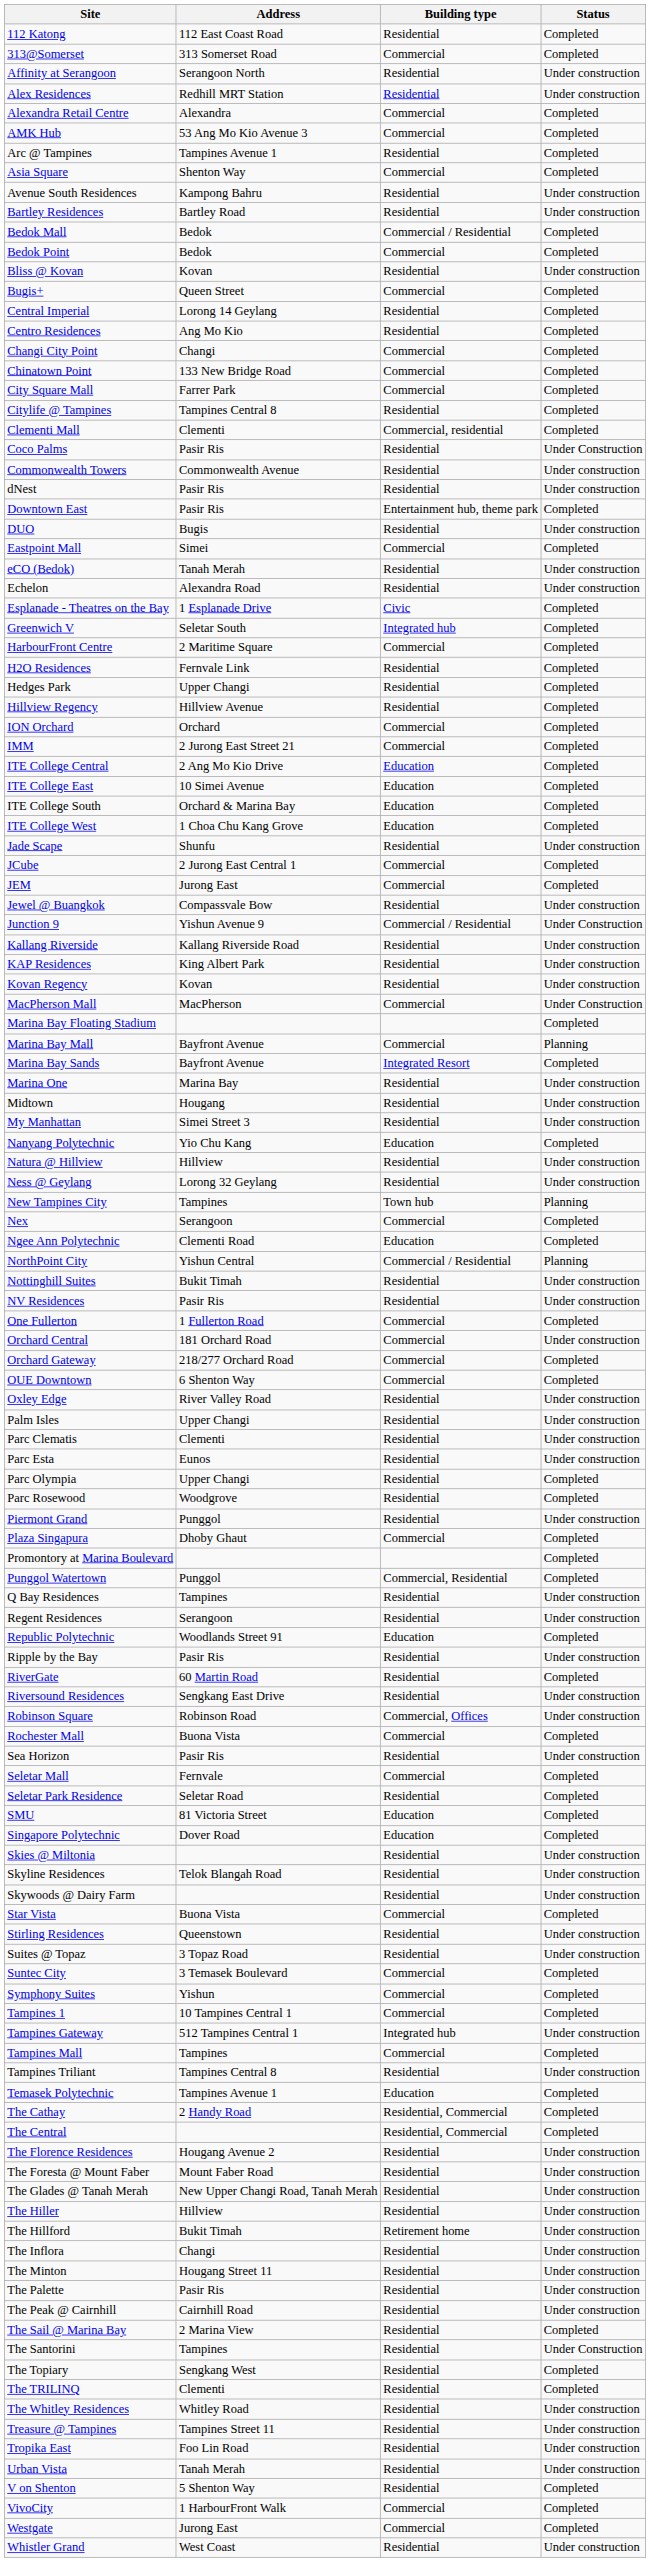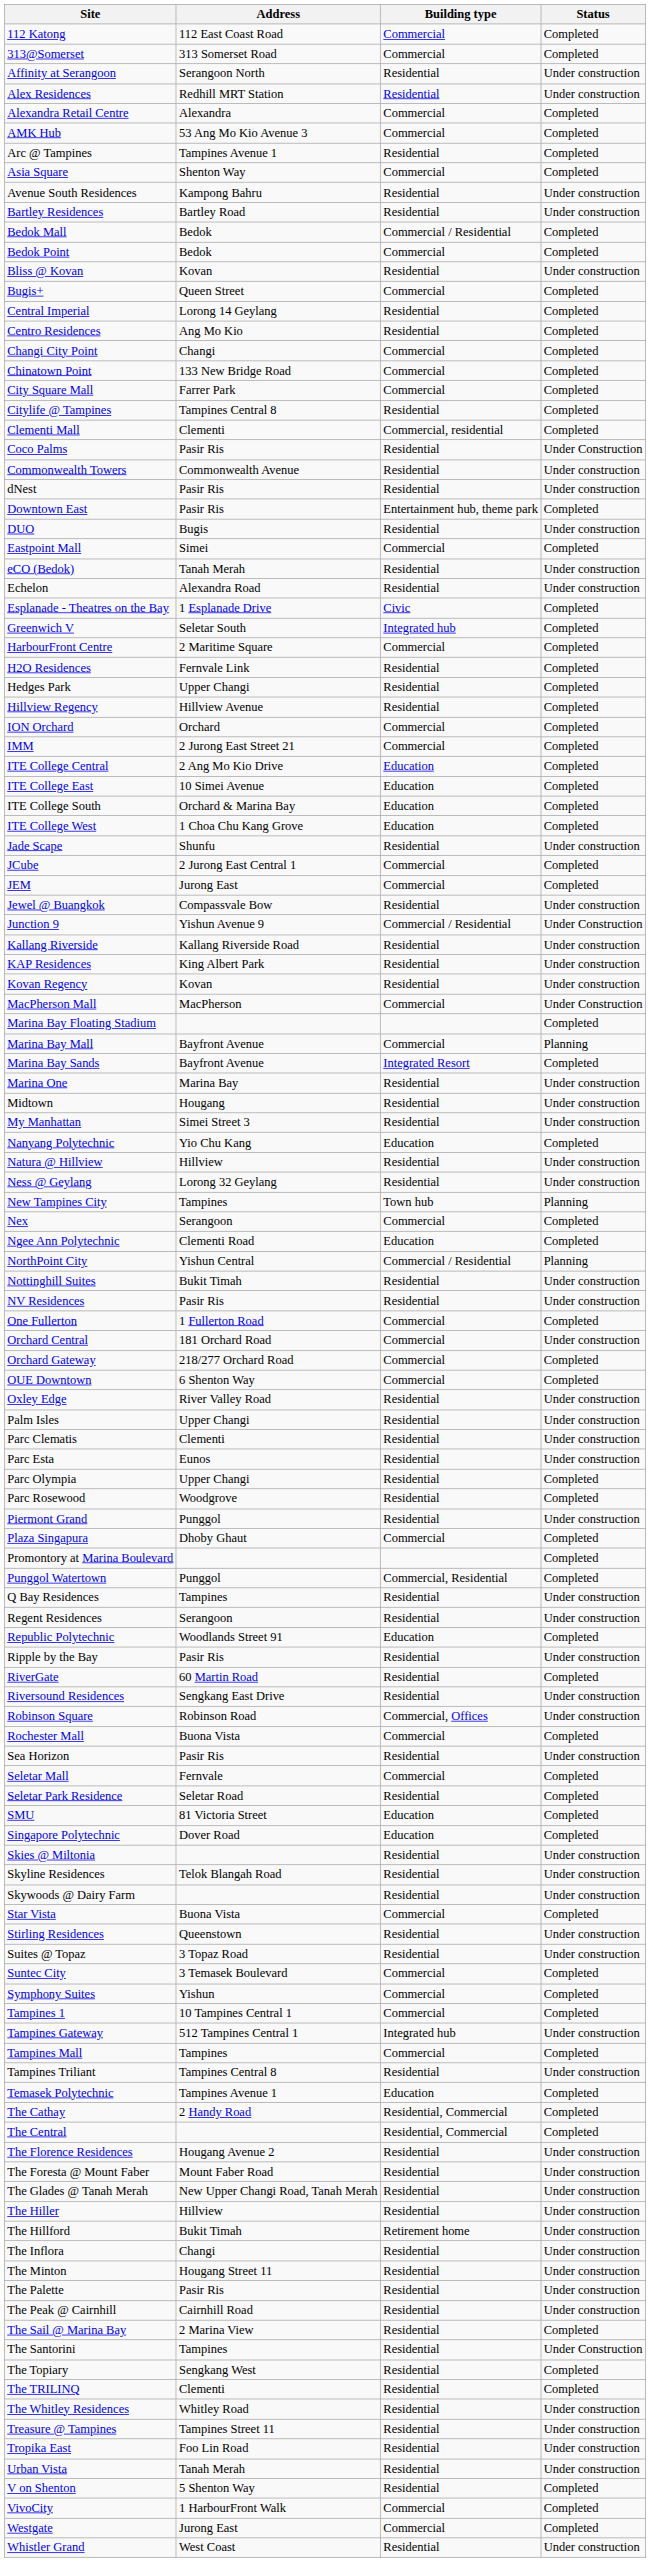(411, 34) Residential -> (414, 34) Commercial
